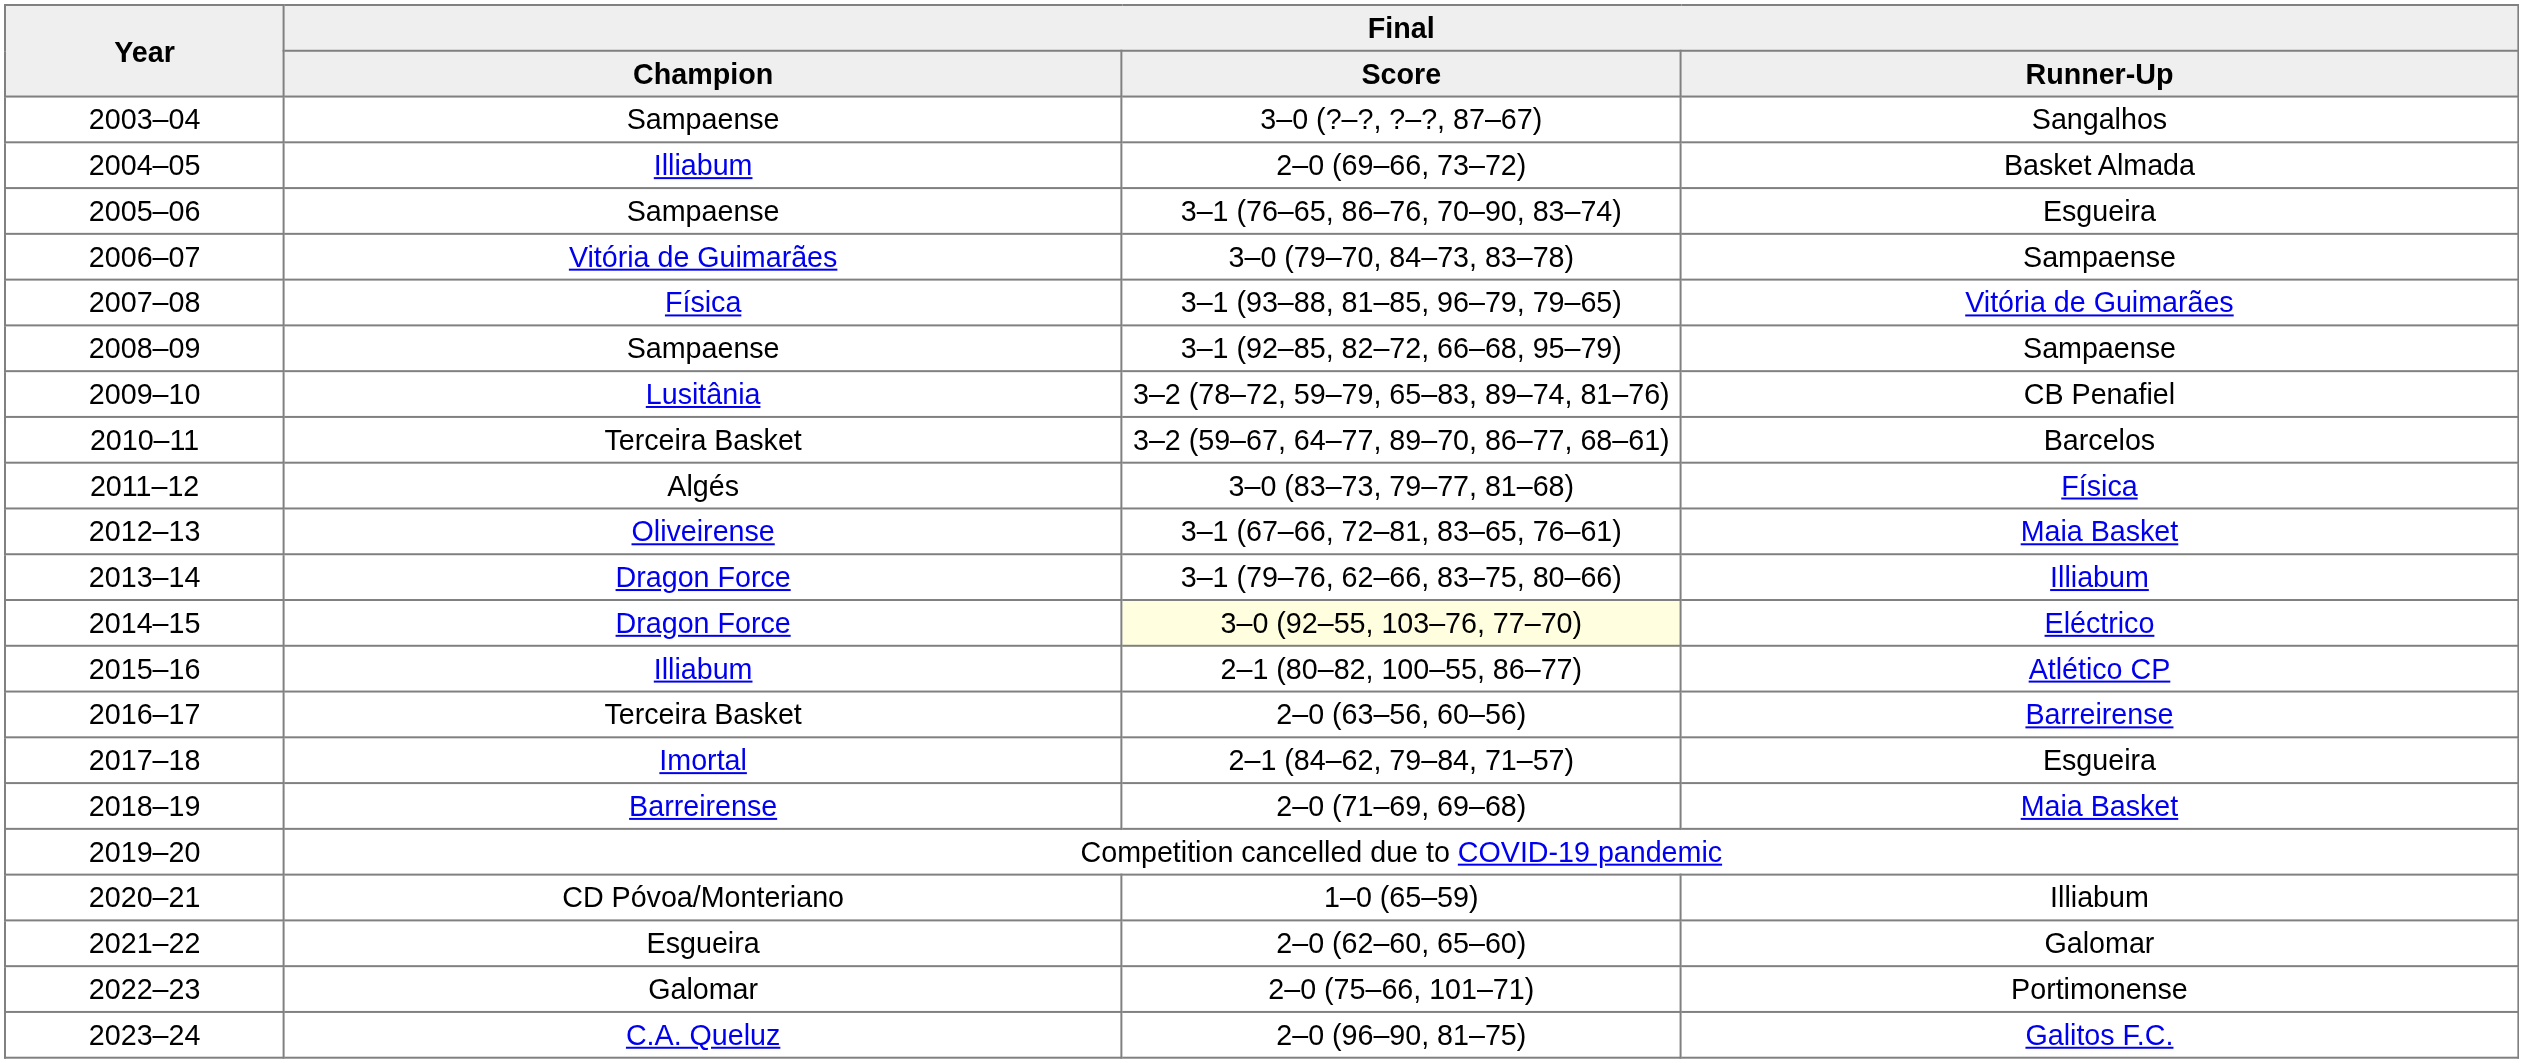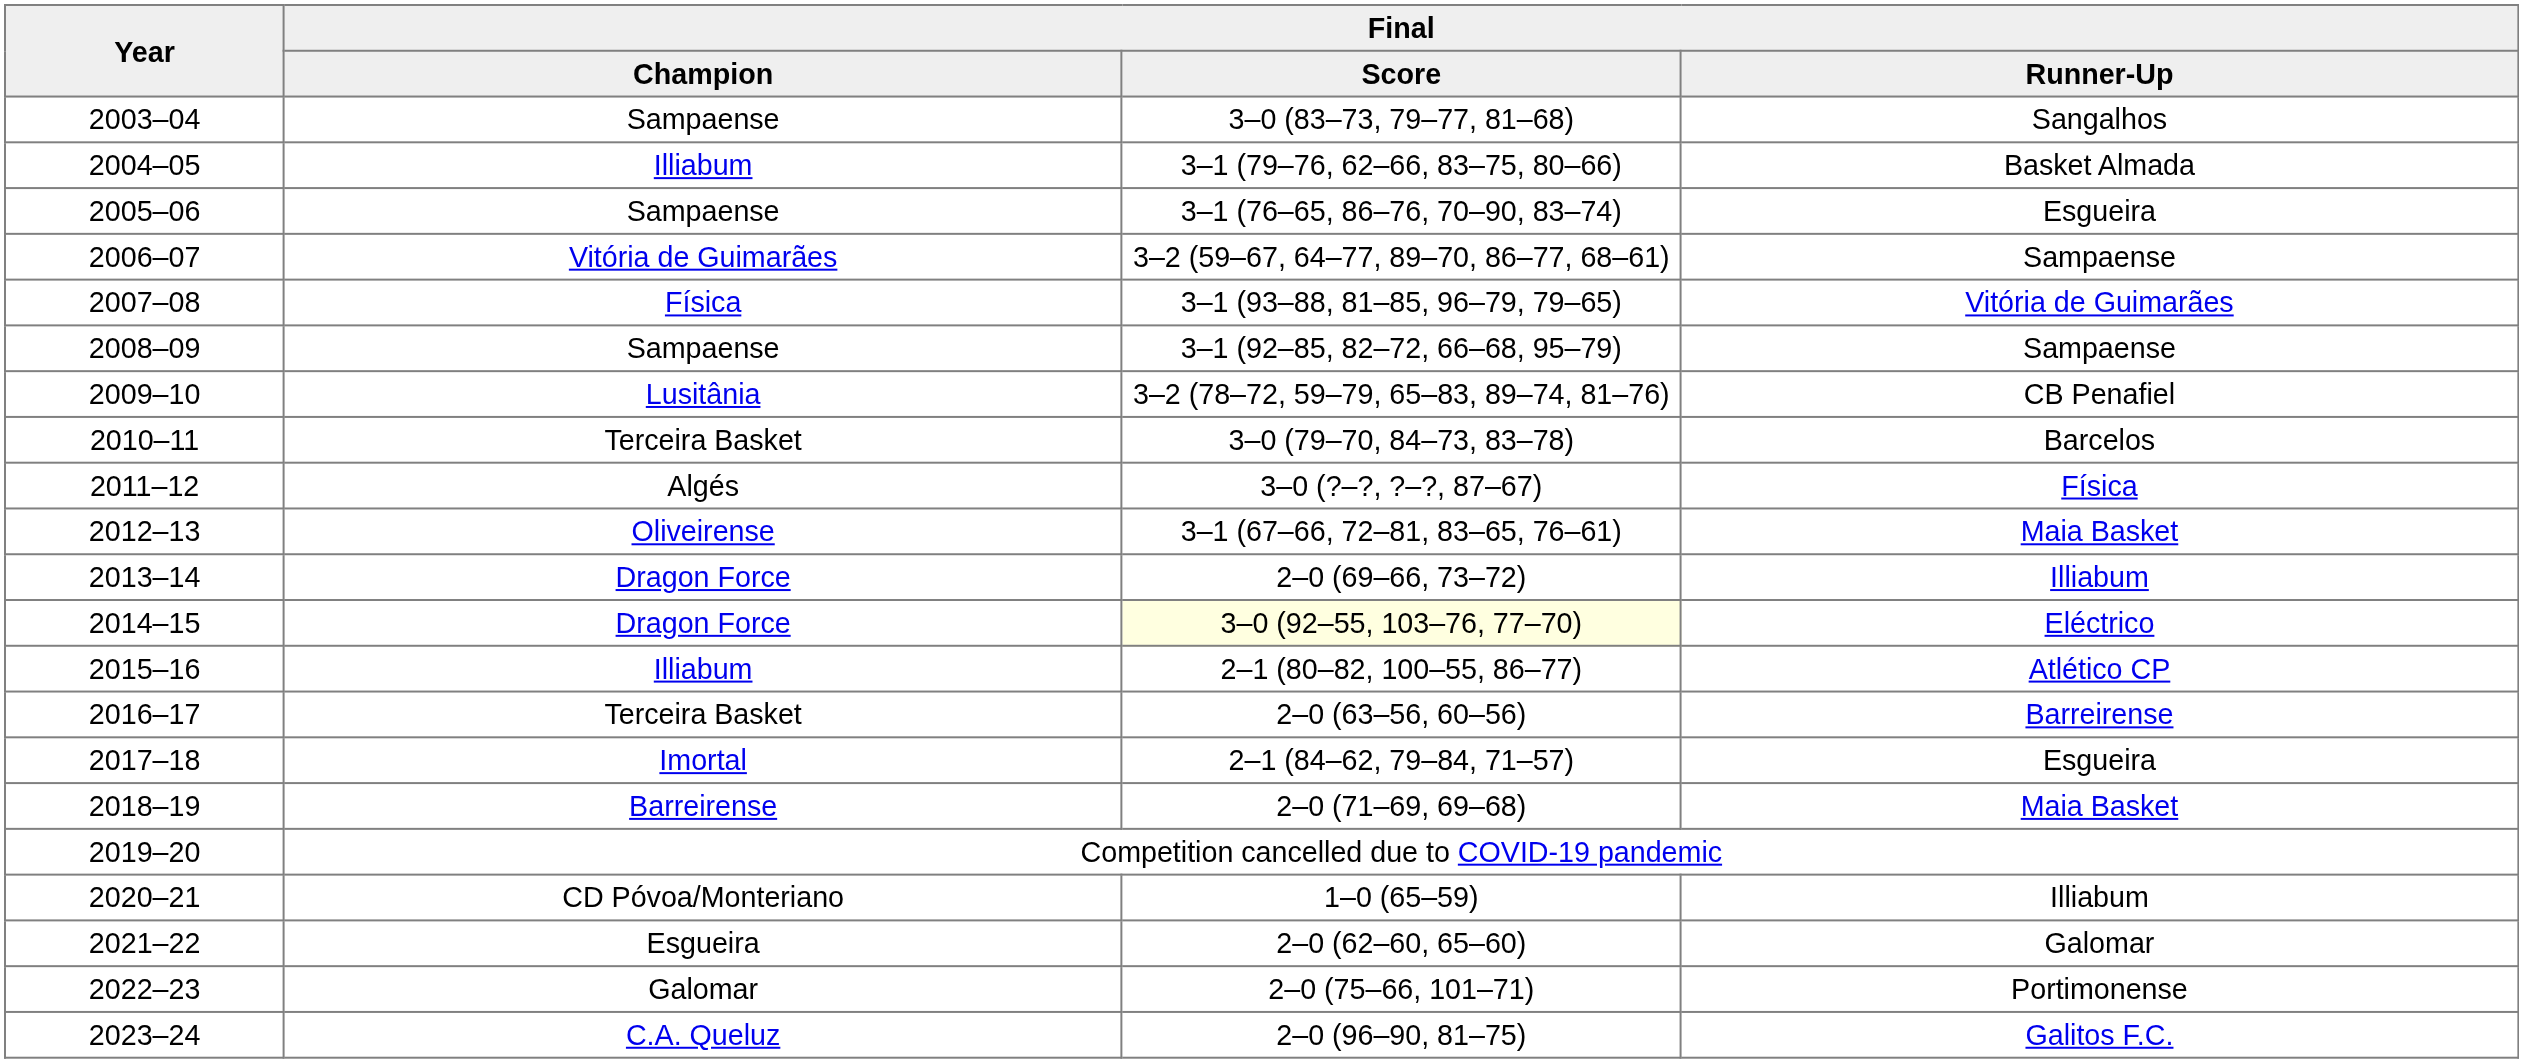(1401, 119) 3–0 (?–?, ?–?, 87–67) -> (1401, 119) 3–0 (83–73, 79–77, 81–68)
(1401, 165) 2–0 (69–66, 73–72) -> (1401, 165) 3–1 (79–76, 62–66, 83–75, 80–66)
(1401, 257) 3–0 (79–70, 84–73, 83–78) -> (1401, 257) 3–2 (59–67, 64–77, 89–70, 86–77, 68–61)
(1401, 440) 3–2 (59–67, 64–77, 89–70, 86–77, 68–61) -> (1401, 440) 3–0 (79–70, 84–73, 83–78)
(1401, 486) 3–0 (83–73, 79–77, 81–68) -> (1401, 486) 3–0 (?–?, ?–?, 87–67)
(1401, 577) 3–1 (79–76, 62–66, 83–75, 80–66) -> (1401, 577) 2–0 (69–66, 73–72)
